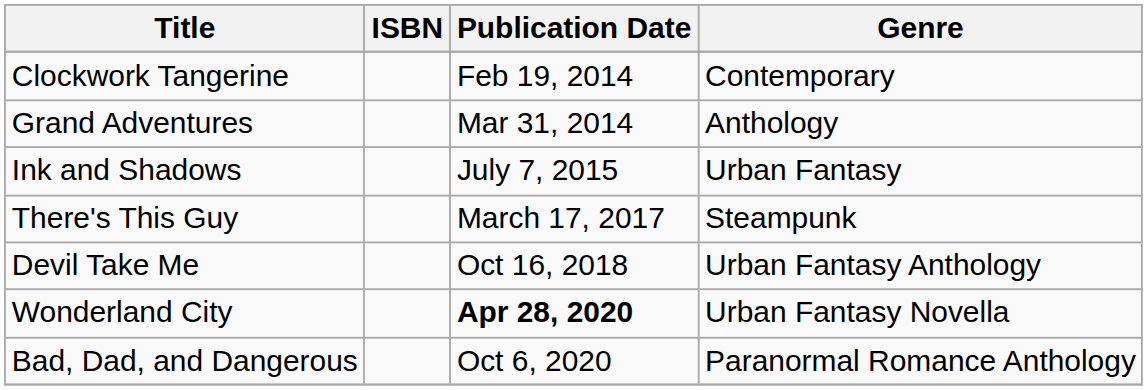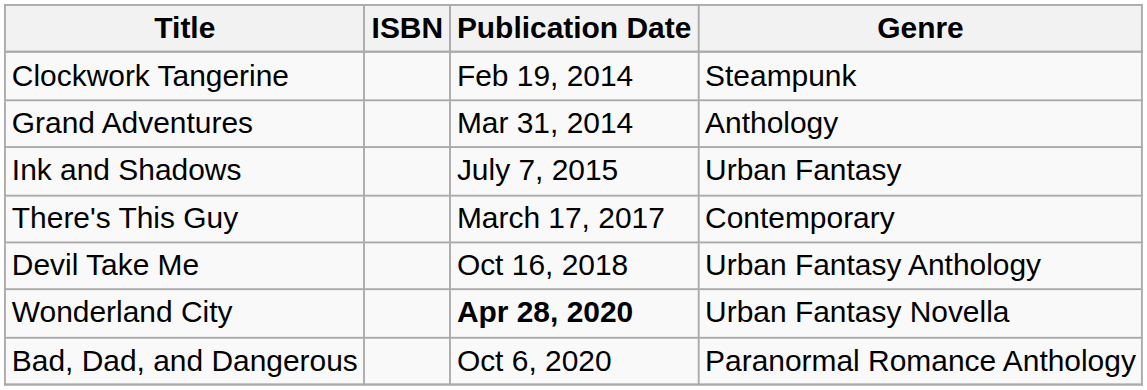(800, 75) Contemporary -> (781, 75) Steampunk
(781, 218) Steampunk -> (800, 218) Contemporary
